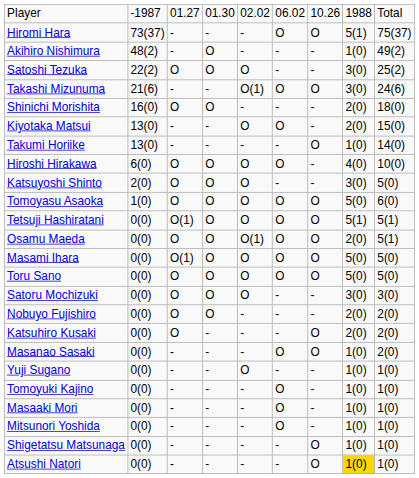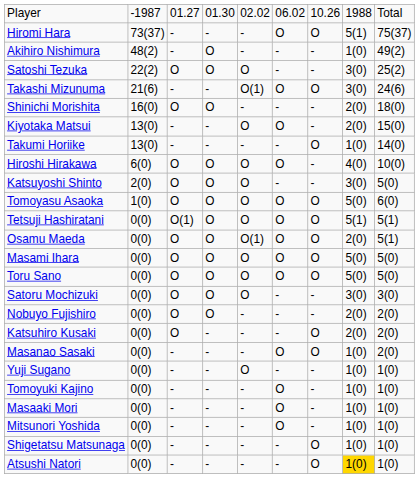(182, 257) O(1) -> (175, 257) O
